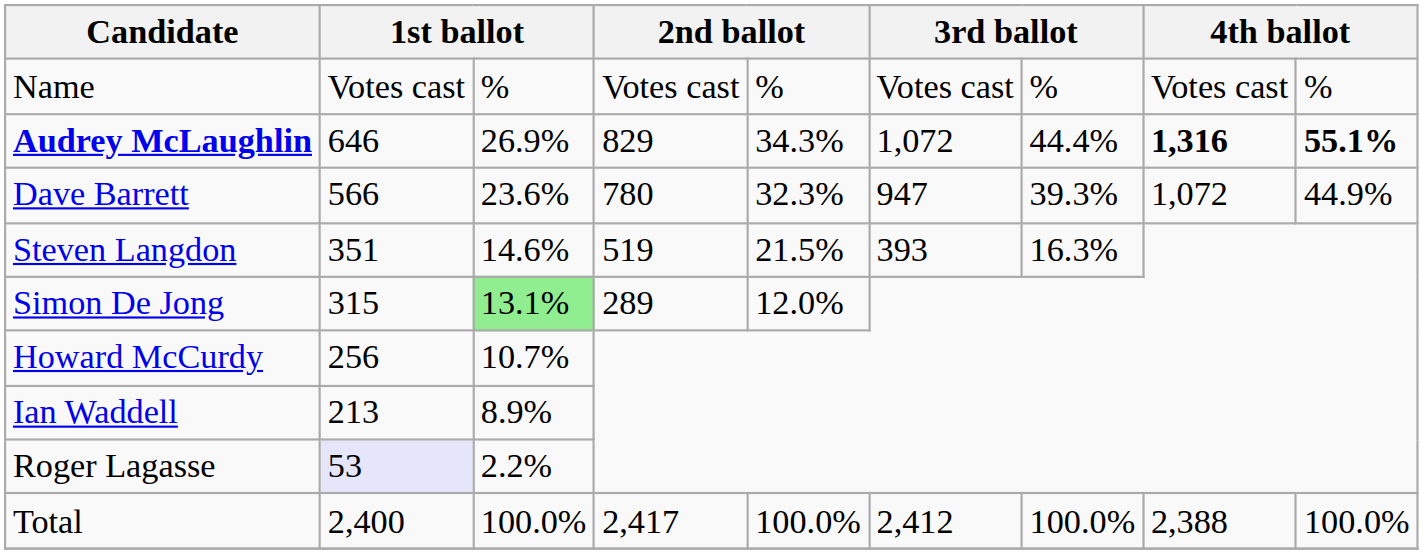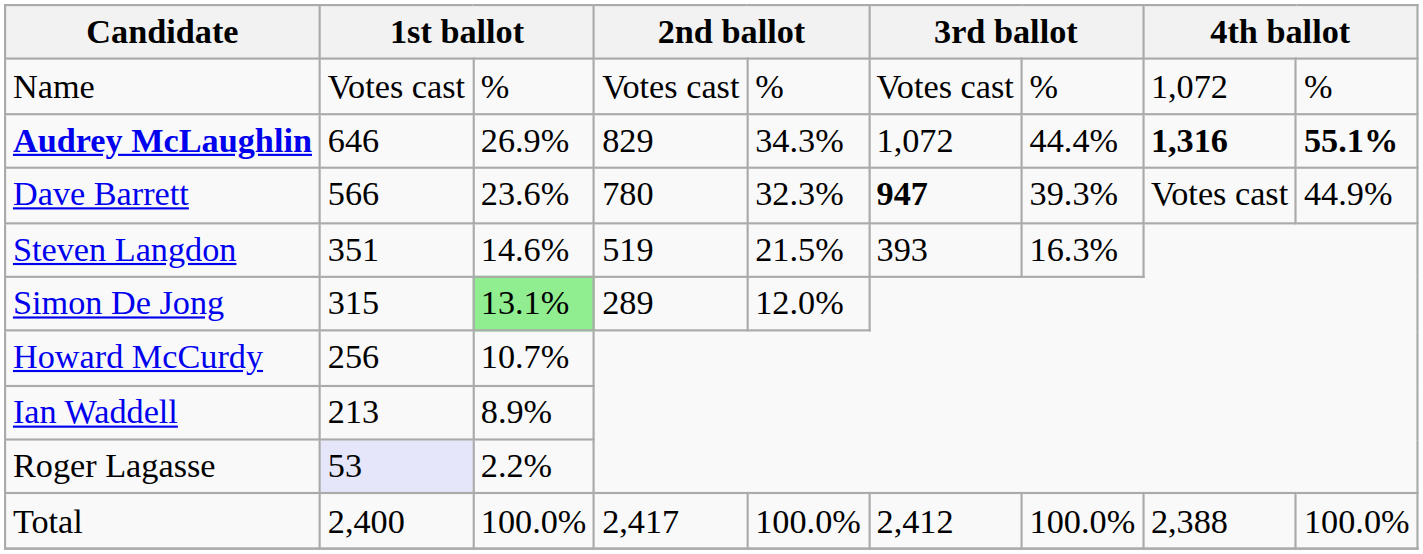(1220, 85) Votes cast -> (1189, 85) 1,072
(902, 194) normal -> (902, 194) bold
(1189, 194) 1,072 -> (1220, 194) Votes cast
